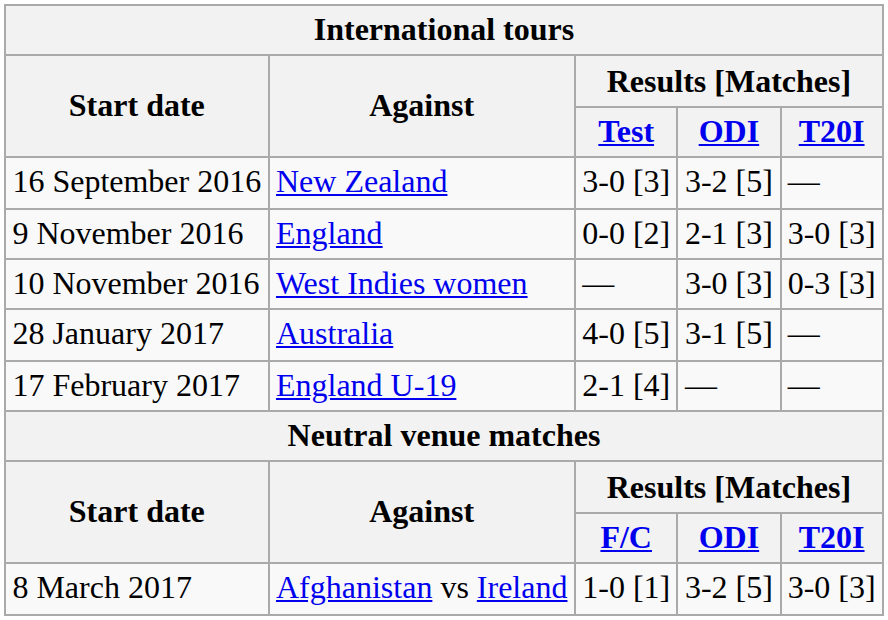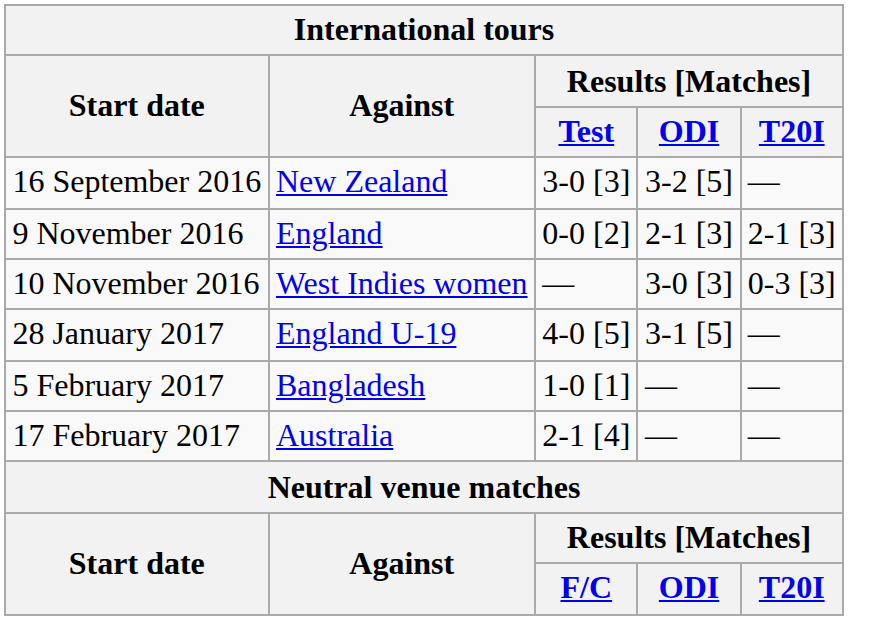(832, 232) 3-0 [3] -> (792, 232) 2-1 [3]
(335, 334) Australia -> (366, 334) England U-19
+ row: (118, 385)
(366, 385) England U-19 -> (335, 435) Australia
- row: (102, 588)
